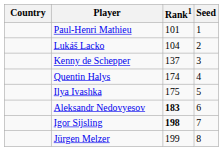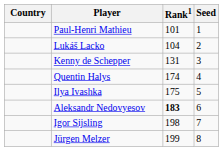(172, 61) 137 -> (172, 61) 131
(172, 123) bold -> (172, 123) normal
